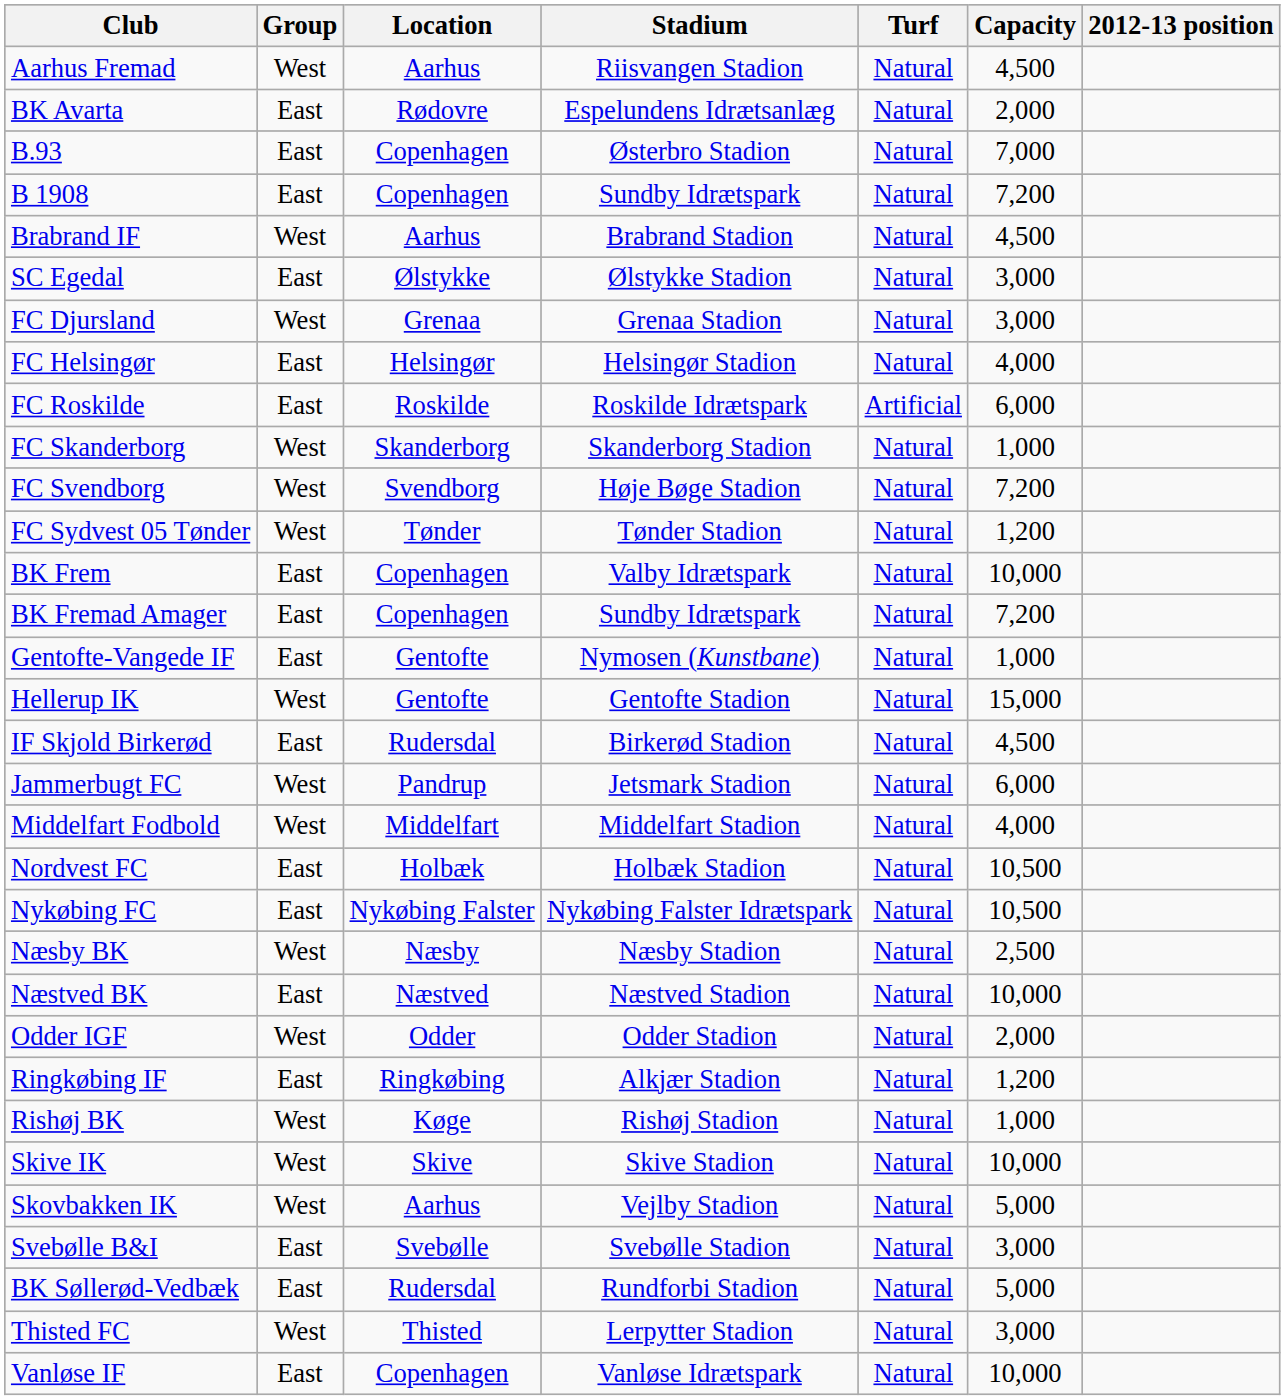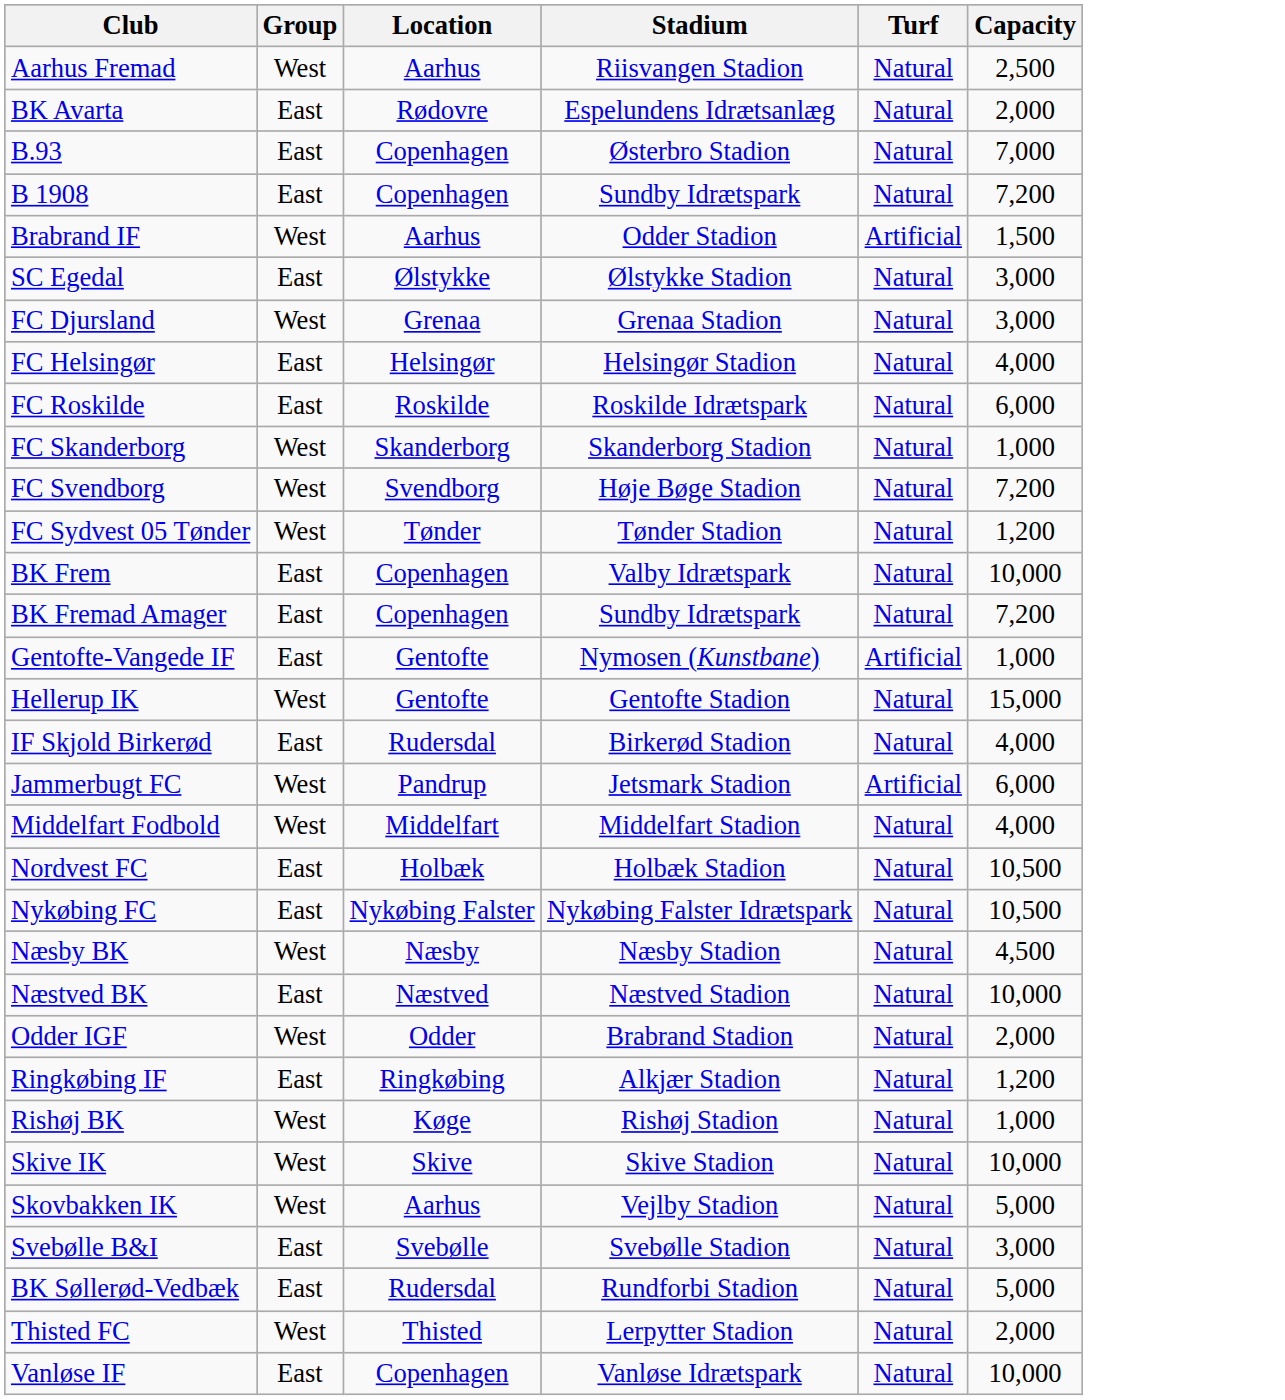- column: (1181, 25)
(1025, 67) 4,500 -> (1025, 67) 2,500
(700, 236) Brabrand Stadion -> (700, 236) Odder Stadion
(913, 236) Natural -> (913, 236) Artificial
(1025, 236) 4,500 -> (1025, 236) 1,500
(913, 404) Artificial -> (913, 404) Natural
(913, 657) Natural -> (913, 657) Artificial
(1025, 741) 4,500 -> (1025, 741) 4,000
(913, 783) Natural -> (913, 783) Artificial
(1025, 952) 2,500 -> (1025, 952) 4,500
(700, 1036) Odder Stadion -> (700, 1036) Brabrand Stadion
(1025, 1331) 3,000 -> (1025, 1331) 2,000
